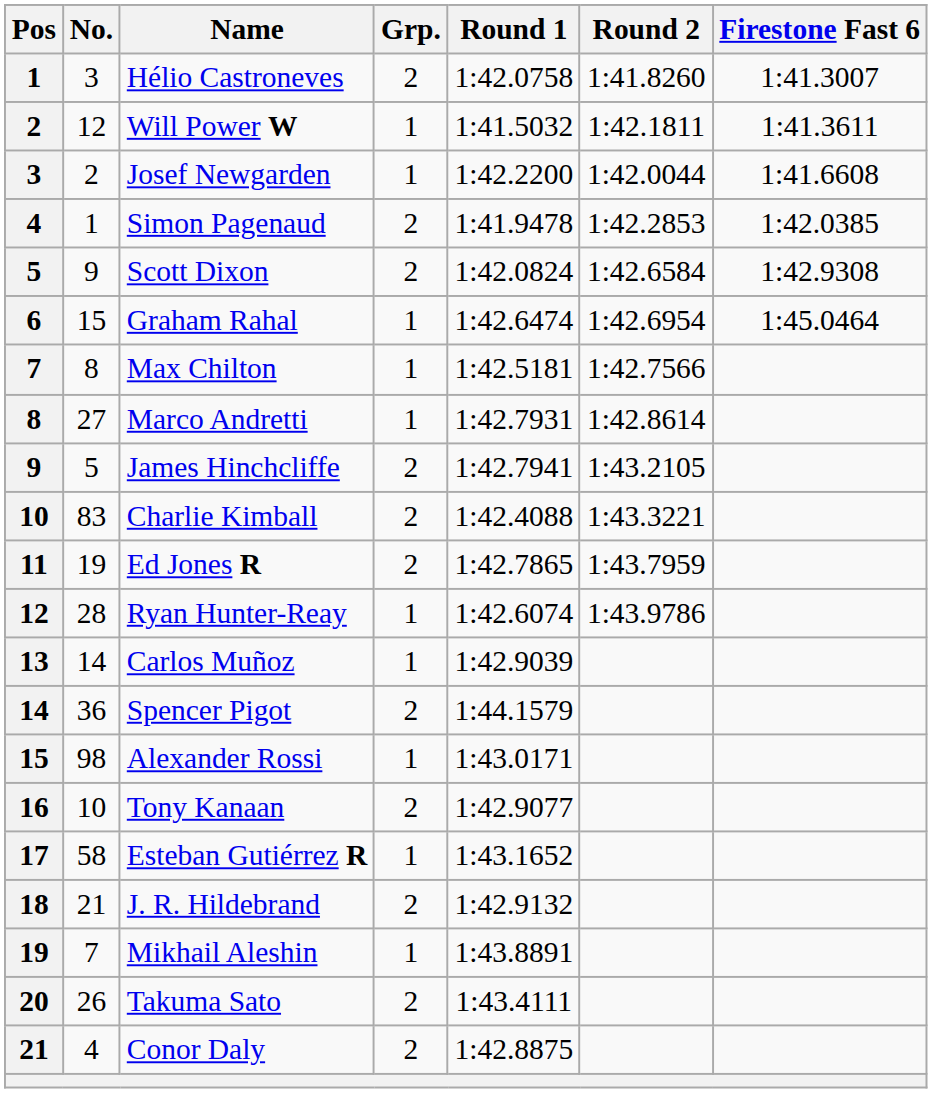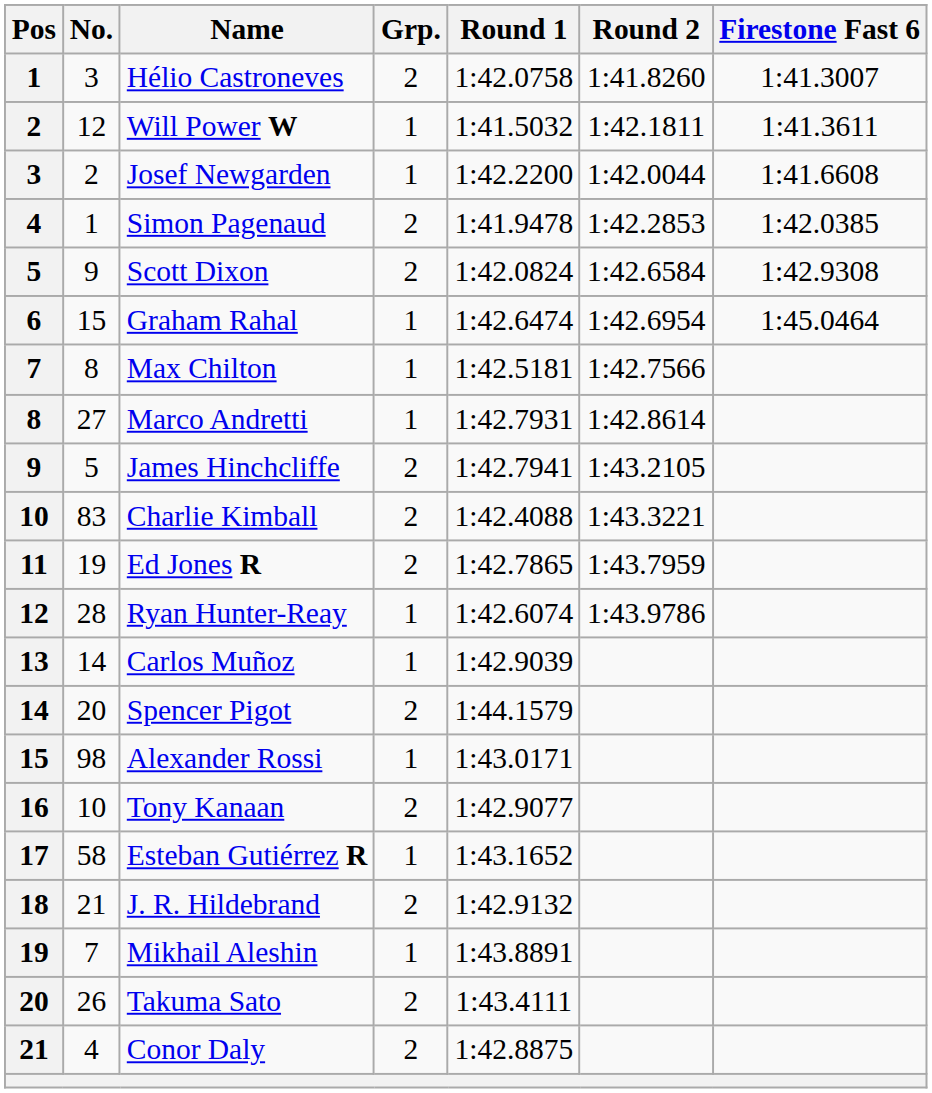(91, 709) 36 -> (91, 709) 20
